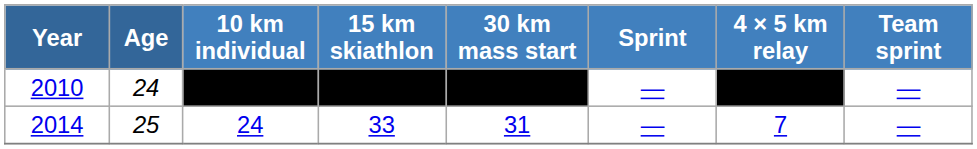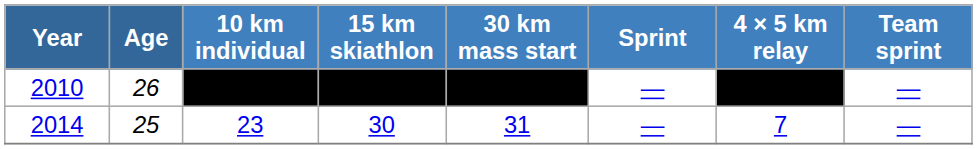(146, 88) 24 -> (146, 88) 26
(250, 125) 24 -> (250, 125) 23
(382, 125) 33 -> (382, 125) 30
